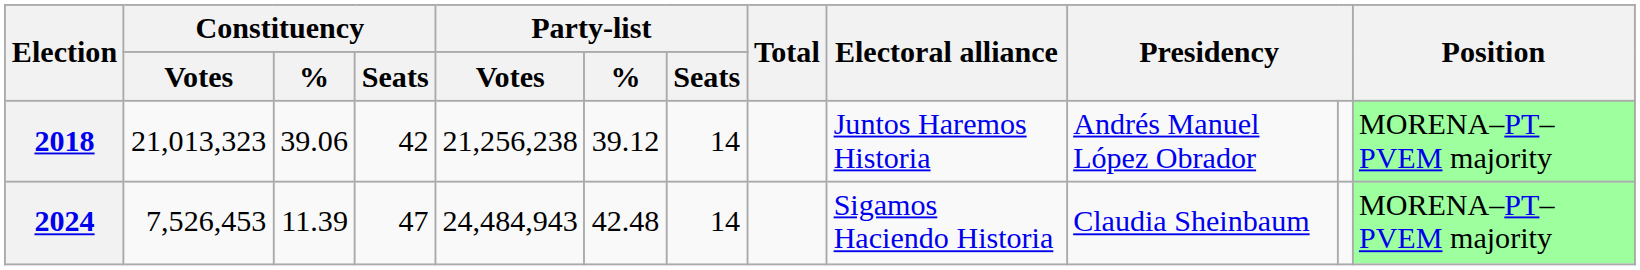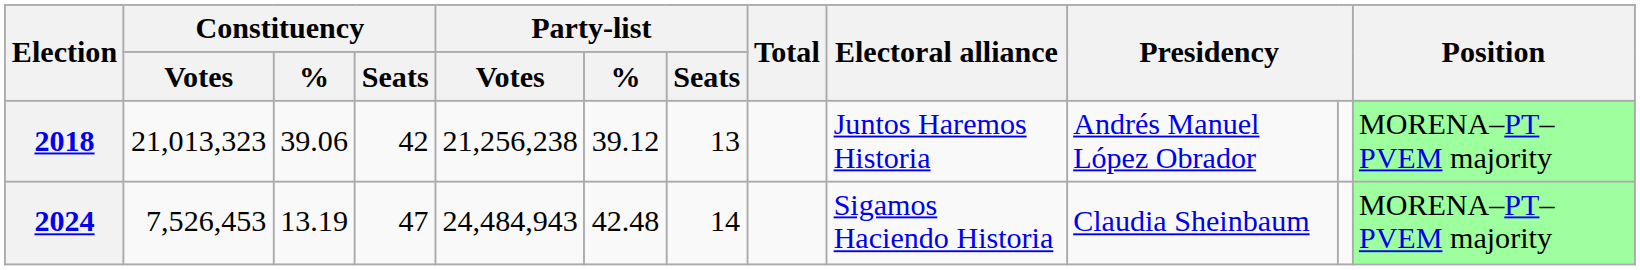(725, 140) 14 -> (725, 140) 13
(315, 222) 11.39 -> (314, 222) 13.19
